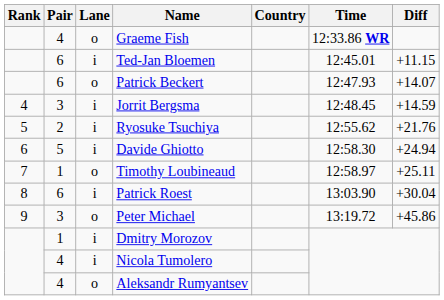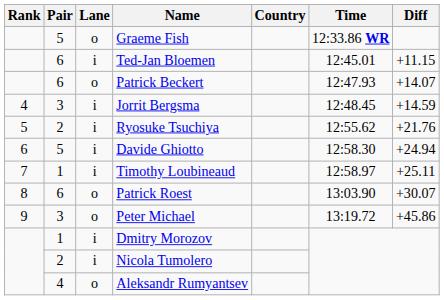(60, 37) 4 -> (60, 37) 5
(95, 171) o -> (95, 171) i
(95, 194) i -> (95, 194) o
(416, 194) +30.04 -> (416, 194) +30.07
(60, 261) 4 -> (60, 261) 2
